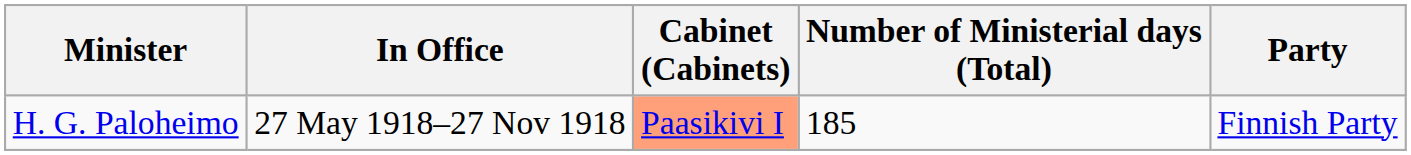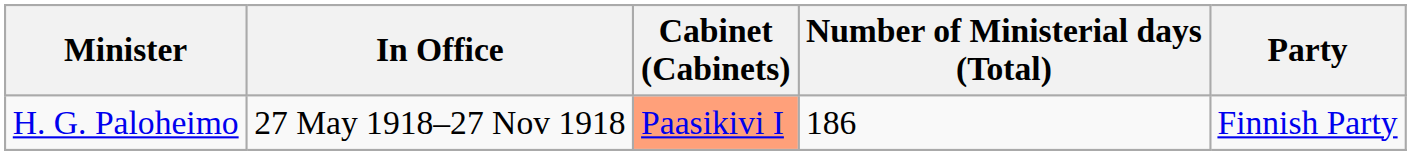(831, 122) 185 -> (831, 122) 186
